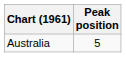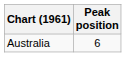(97, 43) 5 -> (97, 43) 6
